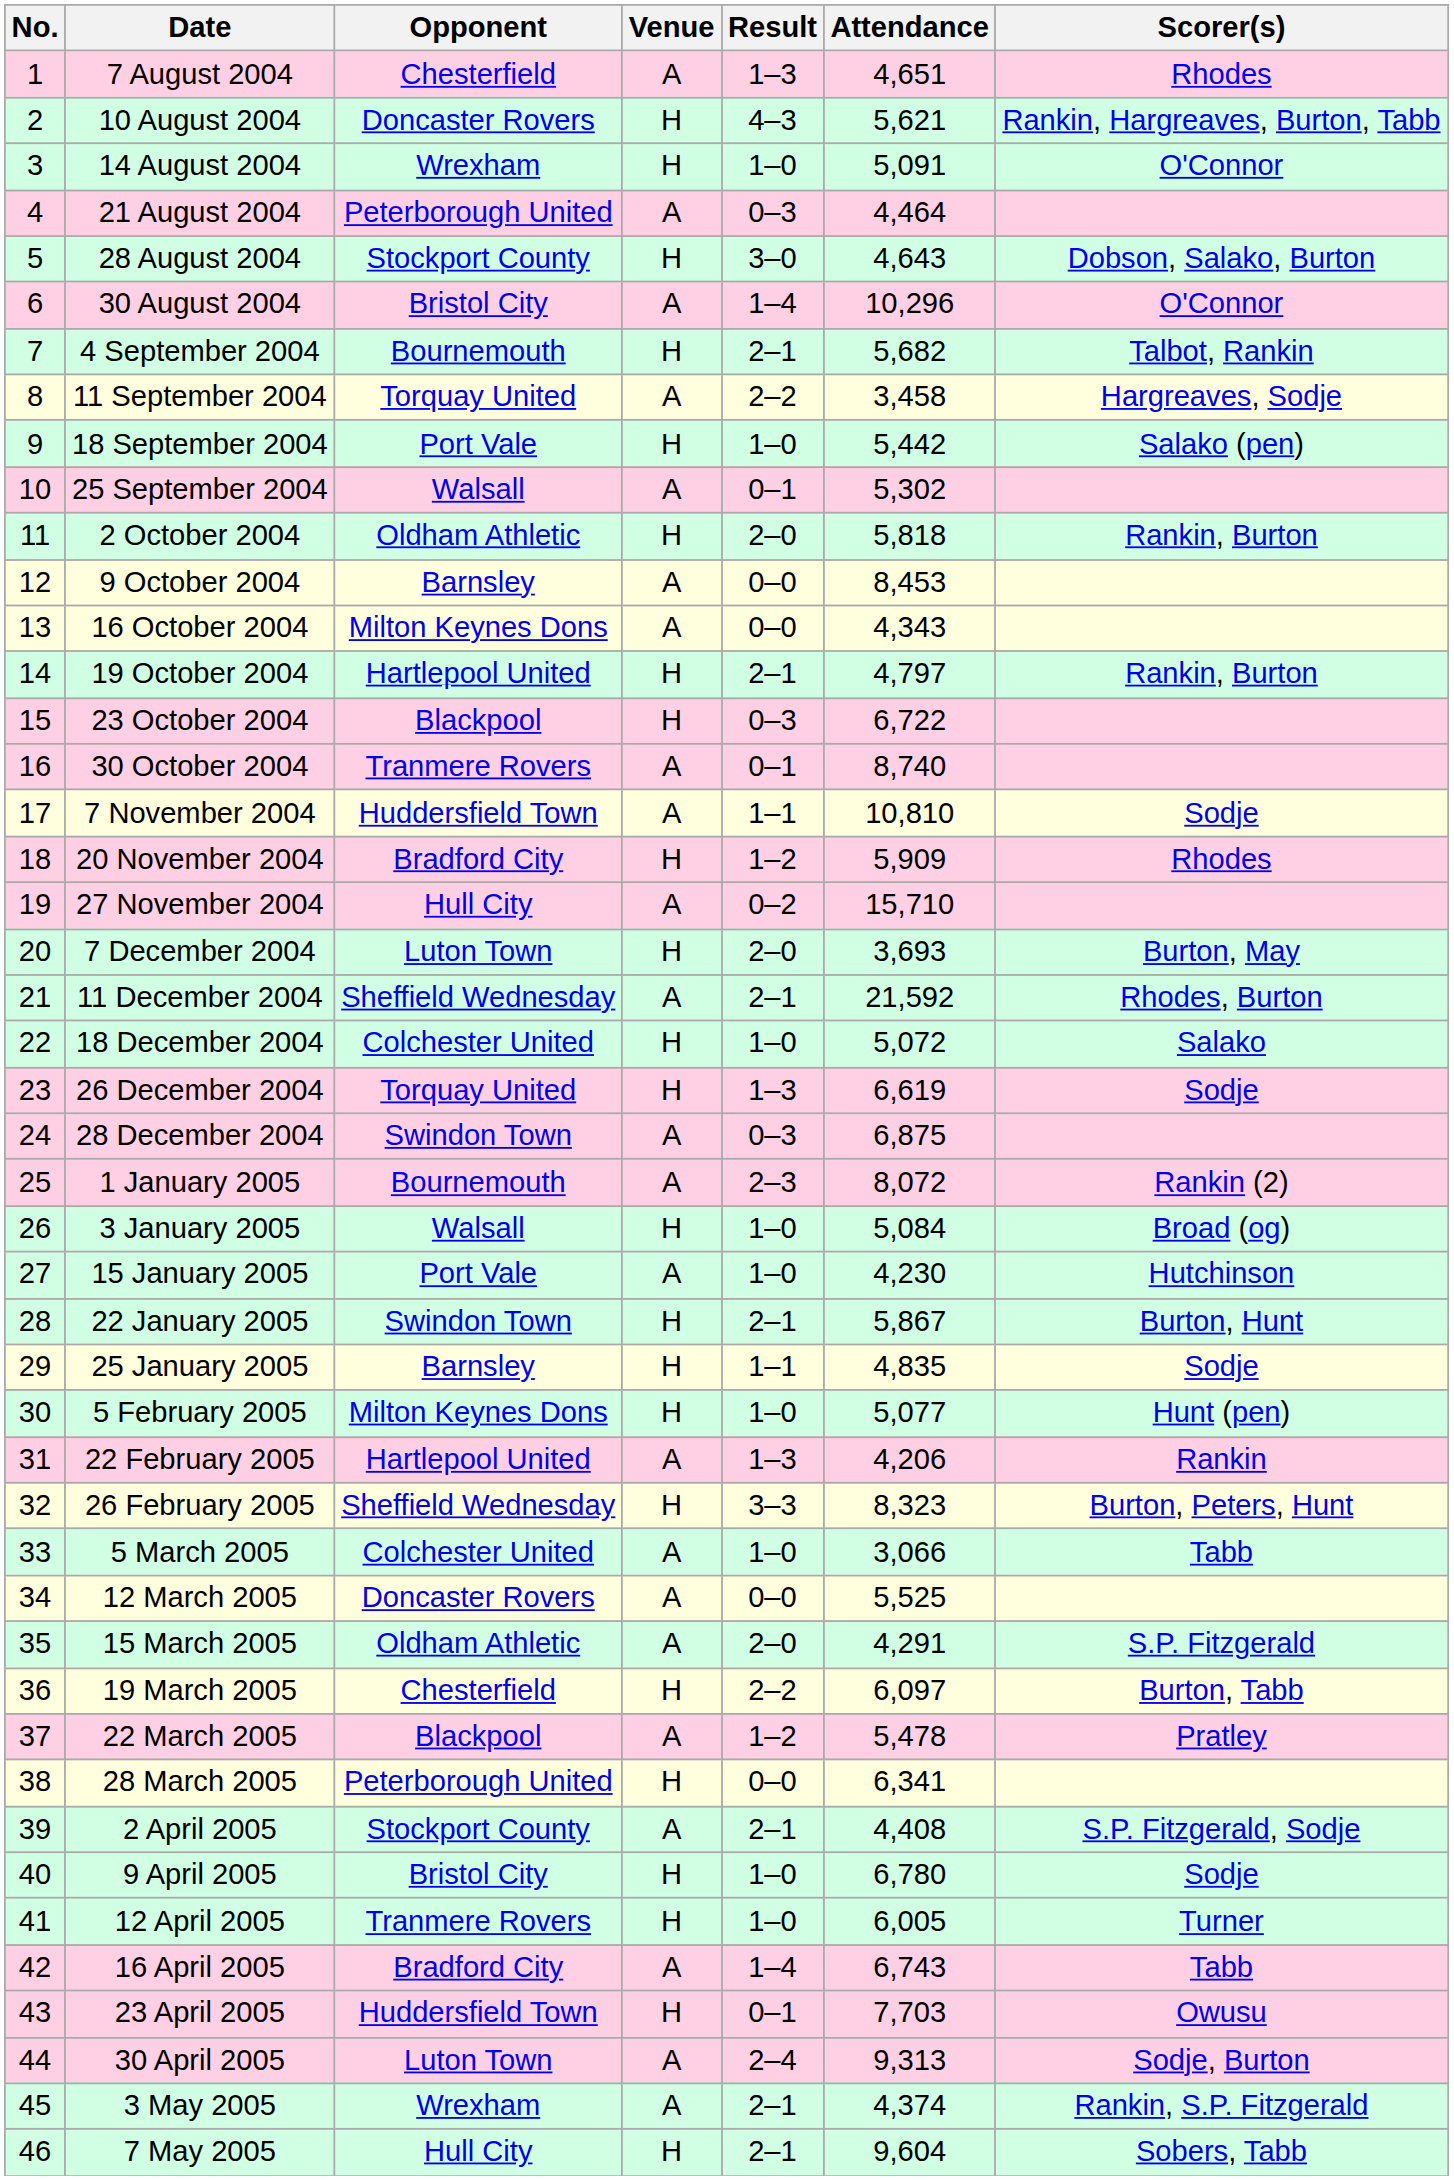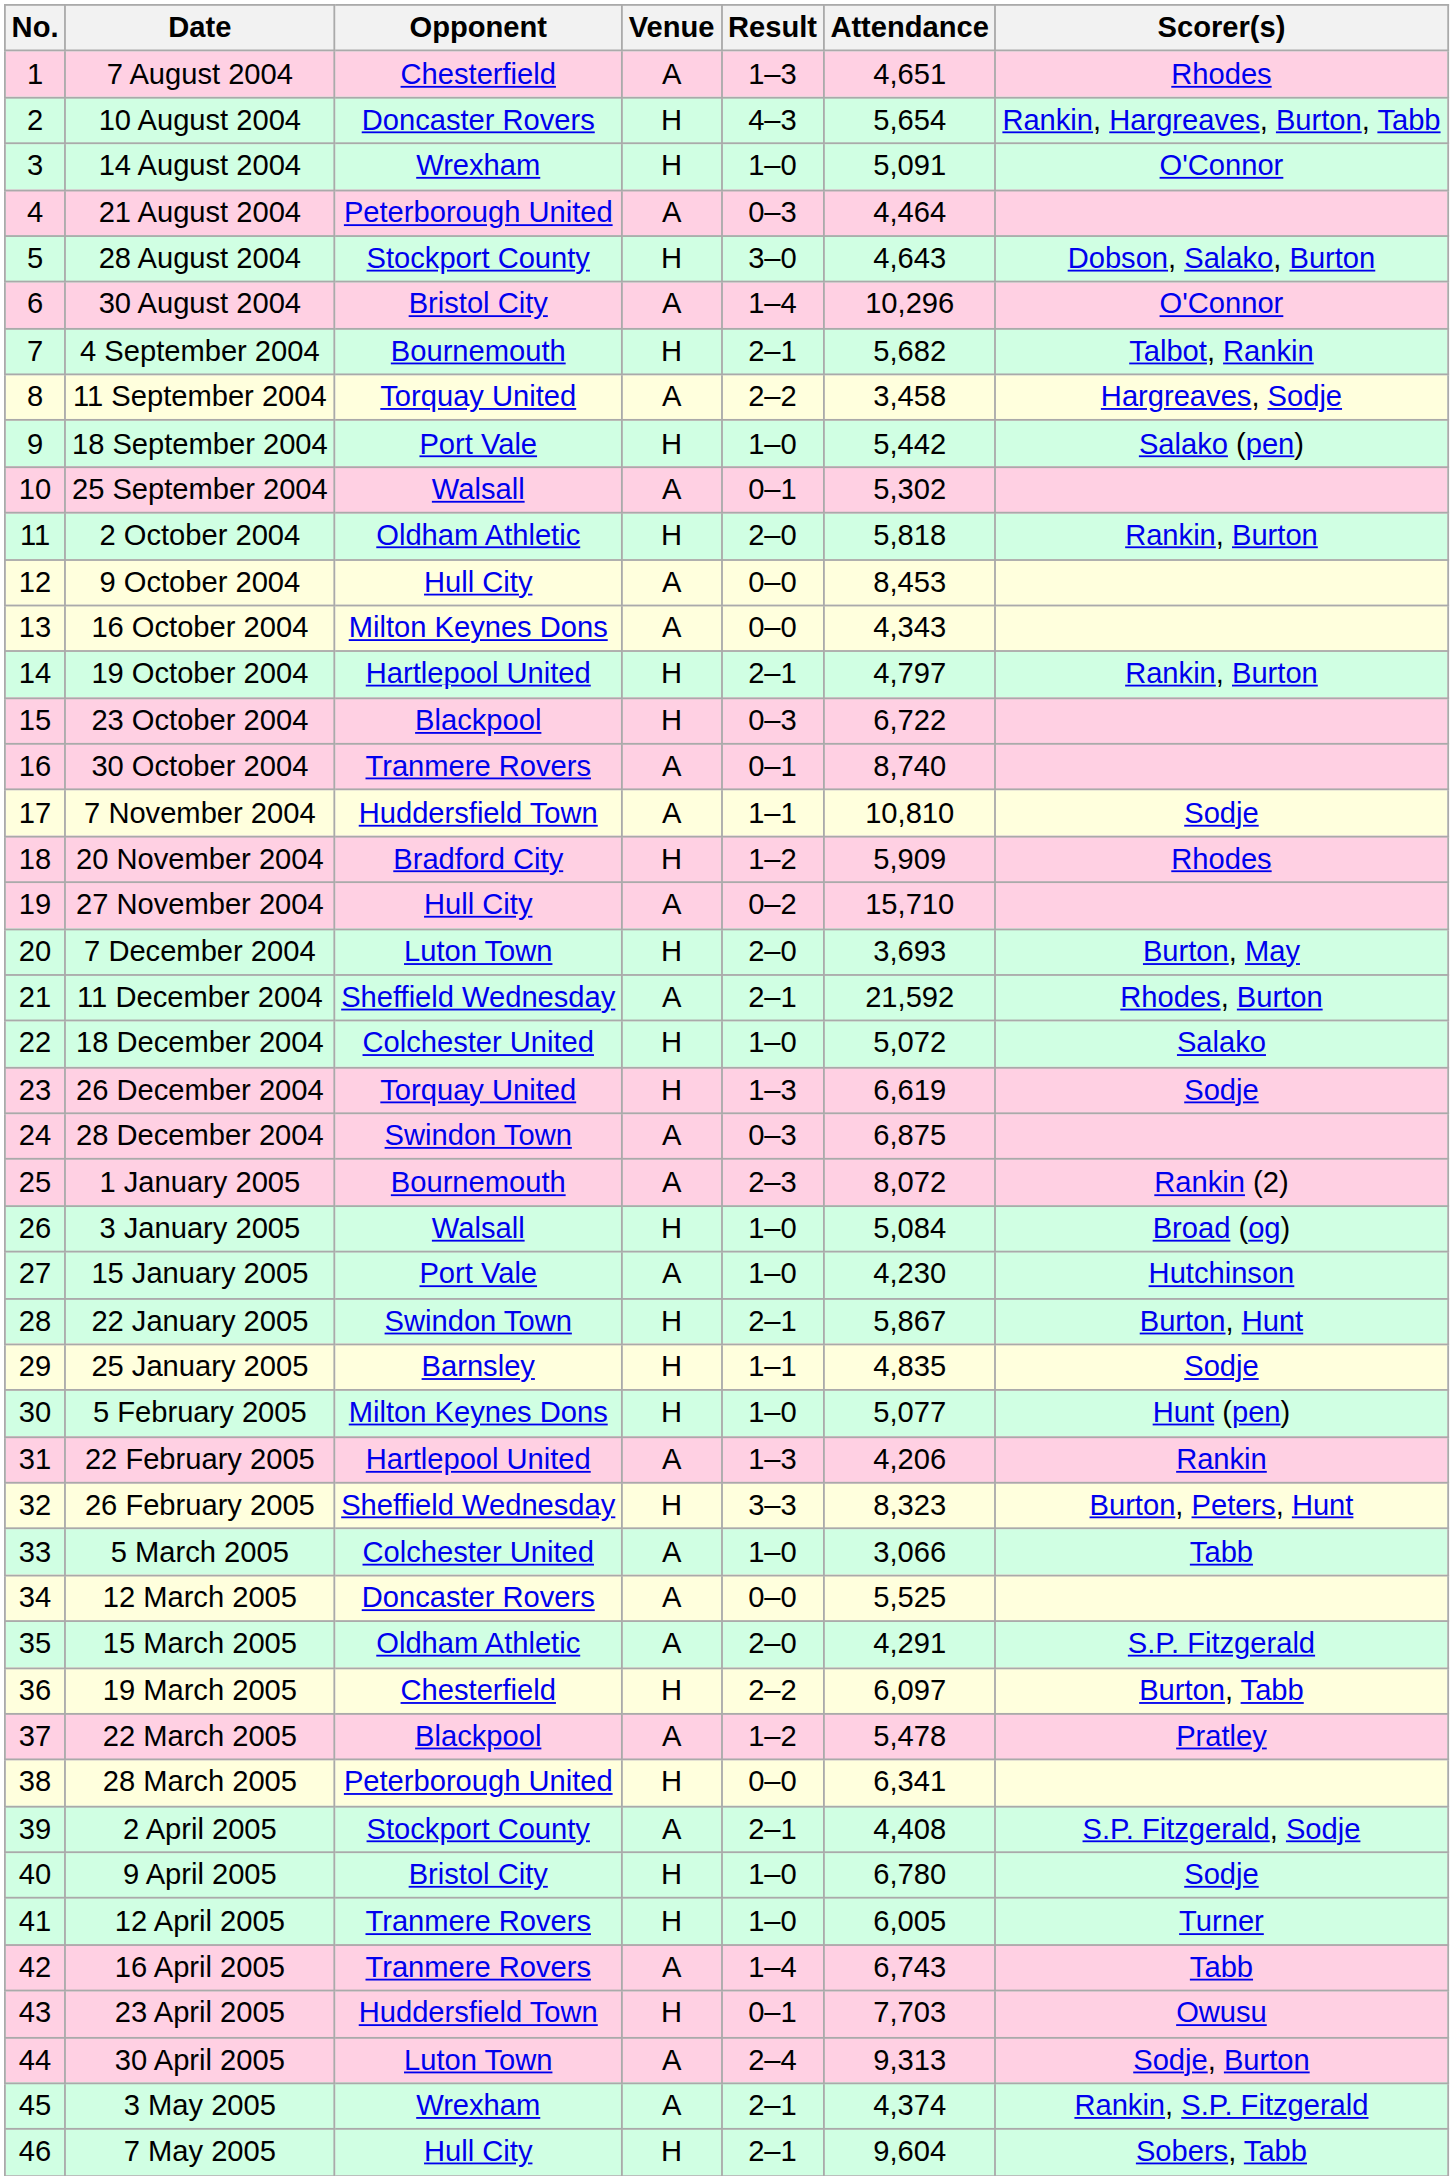(910, 119) 5,621 -> (910, 119) 5,654
(478, 581) Barnsley -> (478, 581) Hull City
(478, 1967) Bradford City -> (478, 1967) Tranmere Rovers
